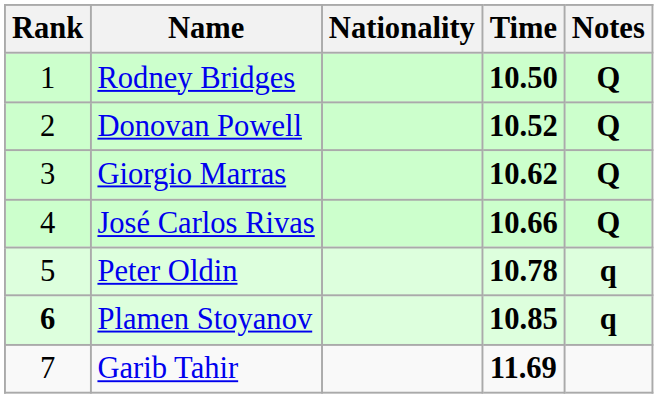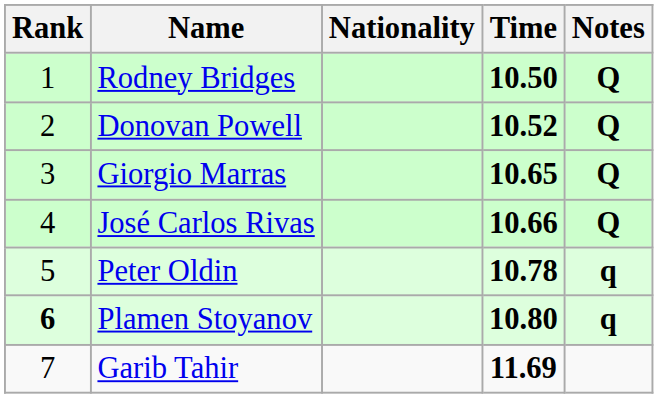(523, 174) 10.62 -> (523, 174) 10.65
(523, 319) 10.85 -> (523, 319) 10.80
